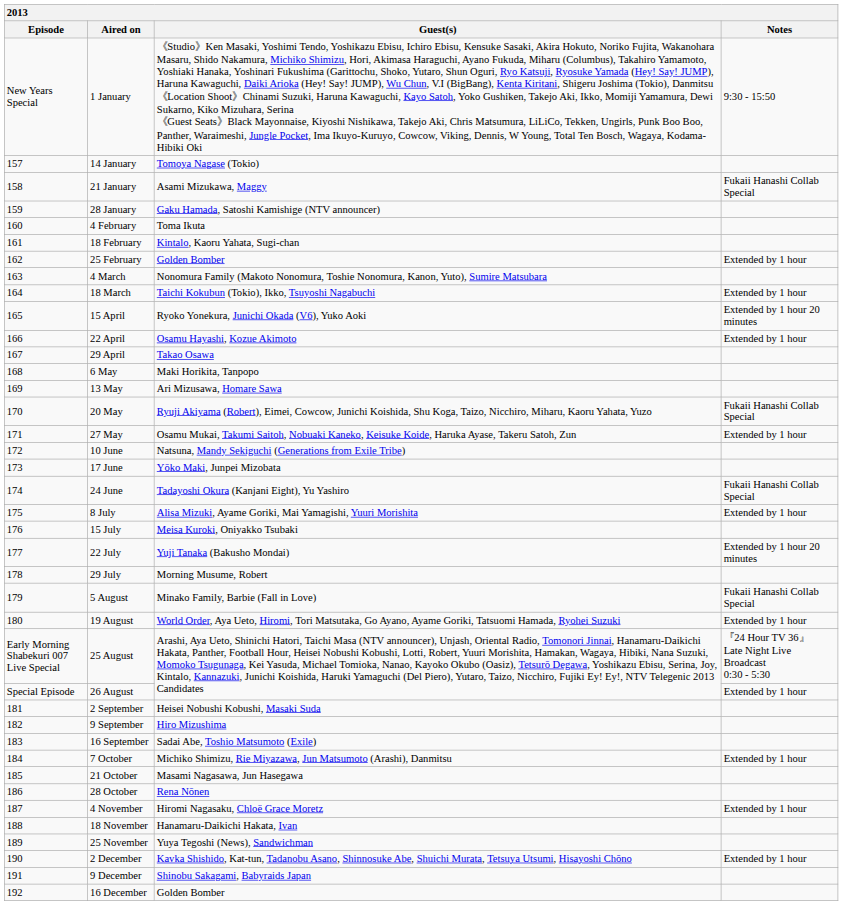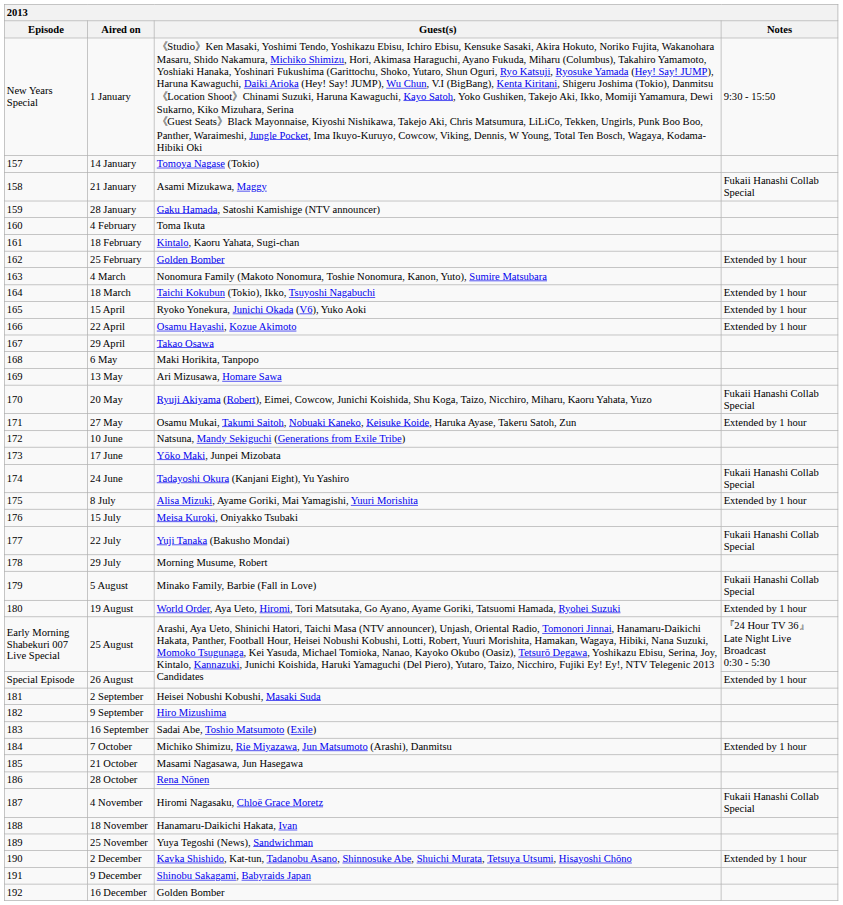(772, 315) Extended by 1 hour 20 minutes -> (765, 309) Extended by 1 hour
(772, 552) Extended by 1 hour 20 minutes -> (771, 540) Fukaii Hanashi Collab Special
(765, 808) Extended by 1 hour -> (771, 802) Fukaii Hanashi Collab Special
